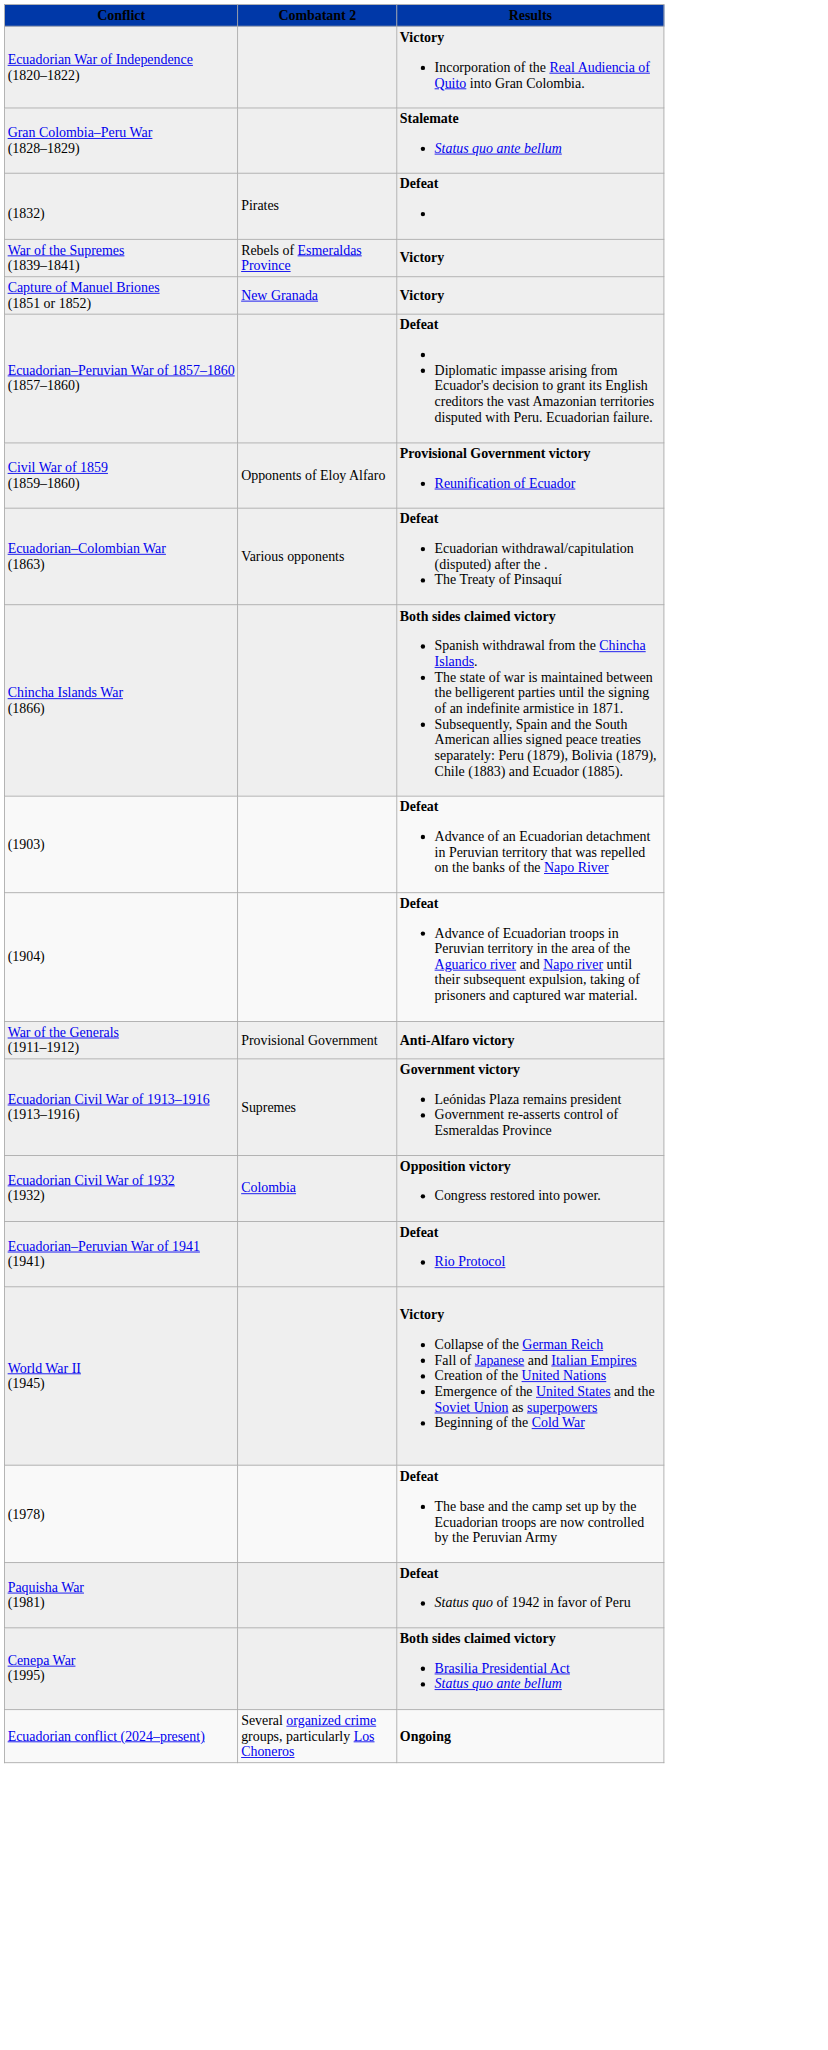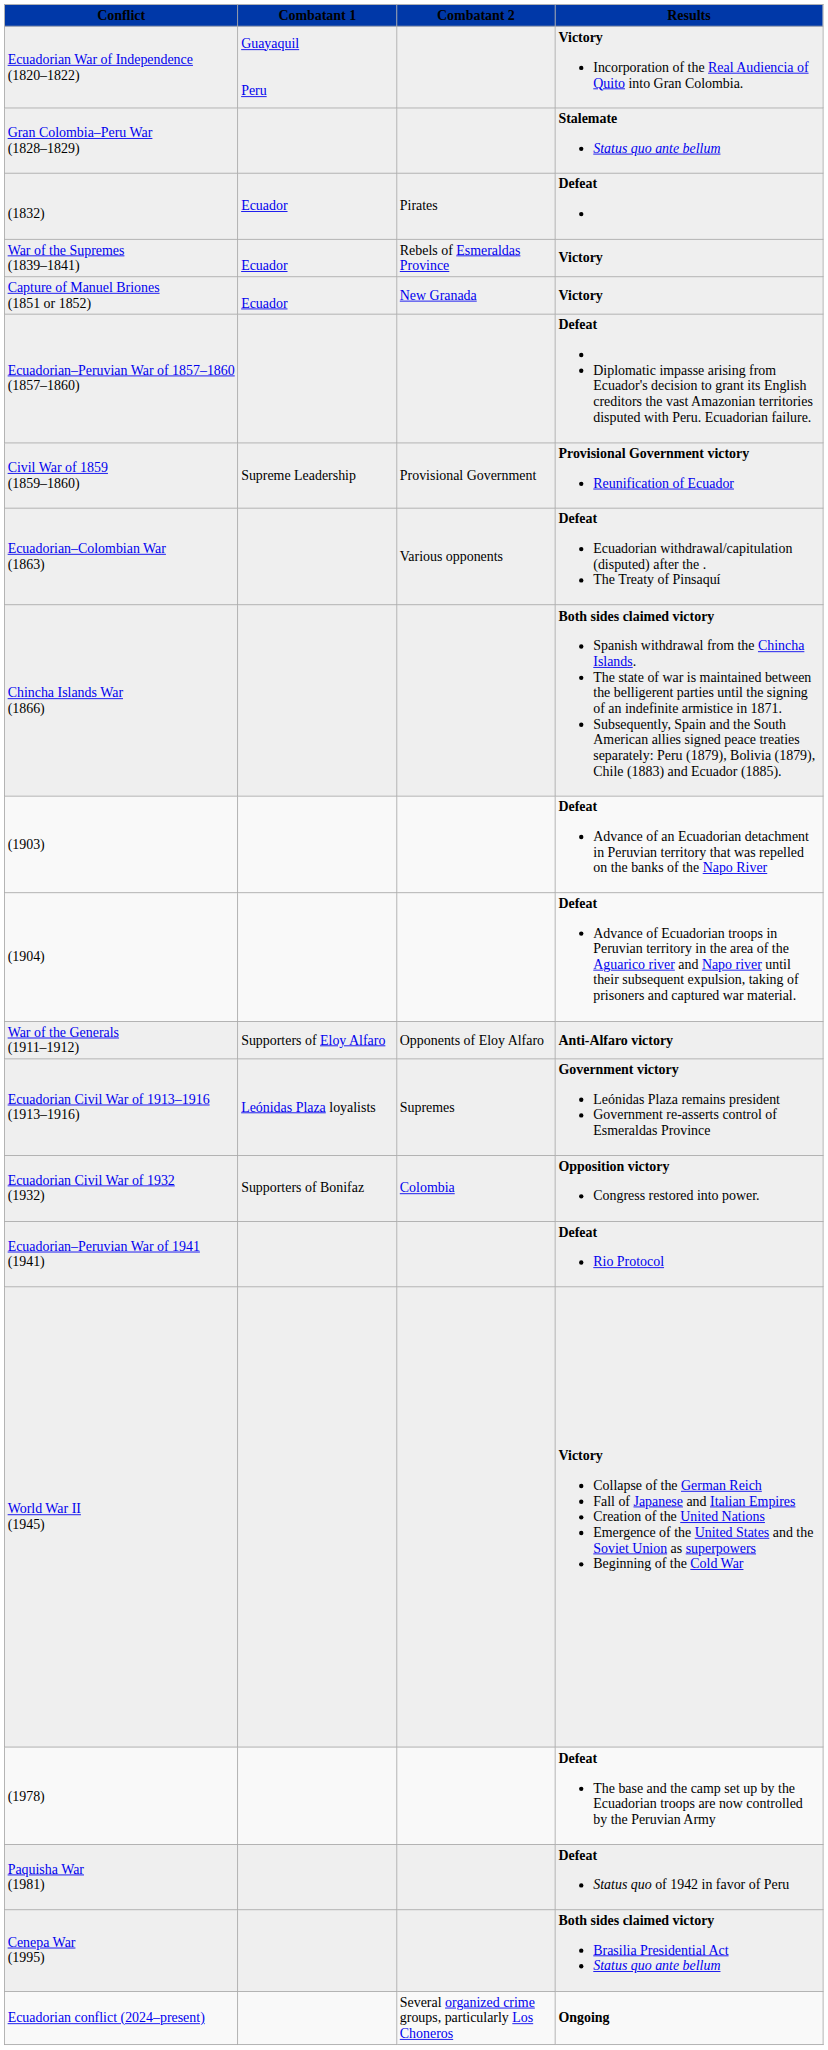+ column: (317, 15)
(313, 475) Opponents of Eloy Alfaro -> (468, 475) Provisional Government
(309, 1039) Provisional Government -> (472, 1039) Opponents of Eloy Alfaro
